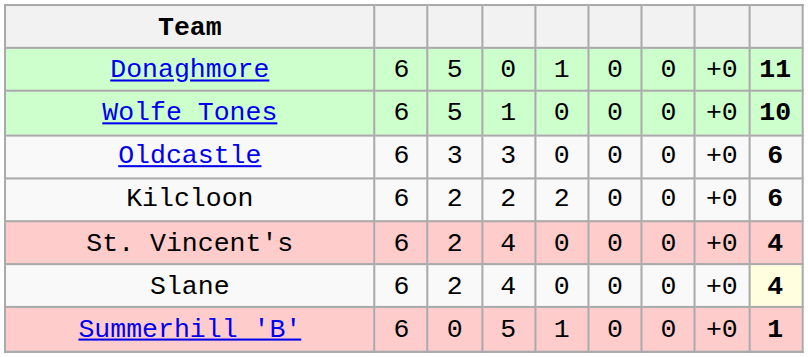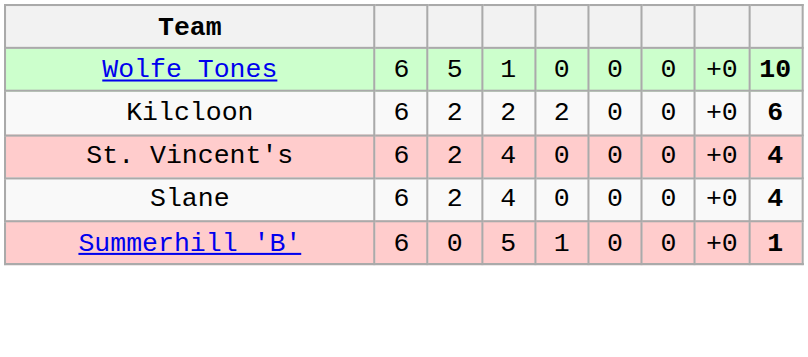- row: (190, 70)
- row: (190, 156)
(775, 286) lightyellow background -> (775, 200) no background
